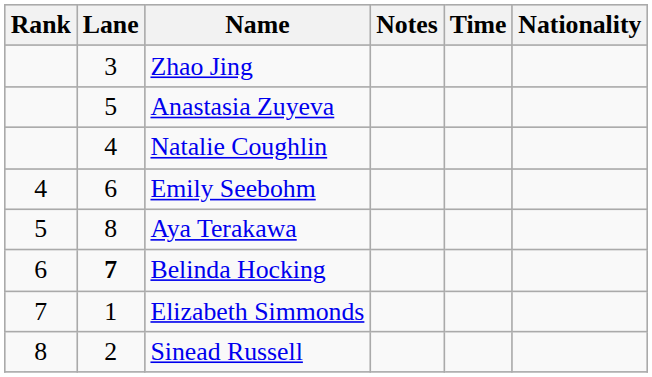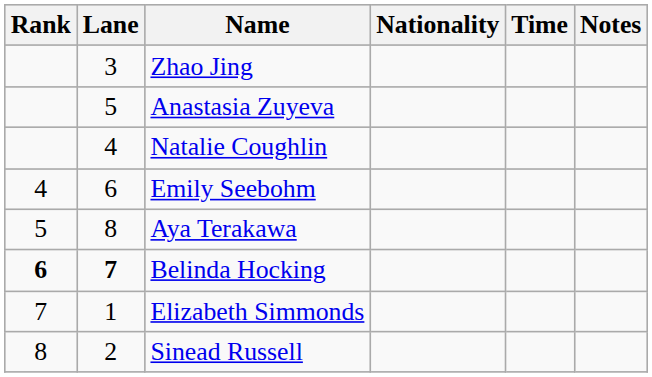columns swapped: (580, 24) <-> (407, 24)
(41, 270) normal -> (41, 270) bold
